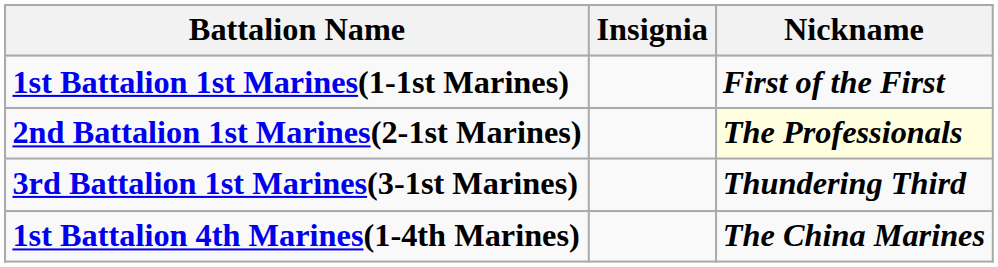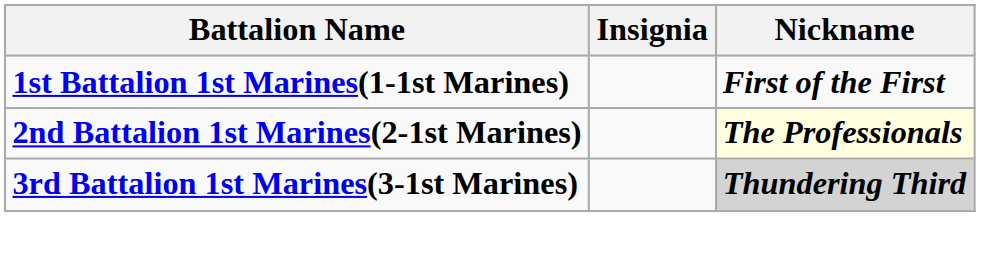(844, 183) no background -> (844, 183) lightgrey background
- row: (296, 235)
